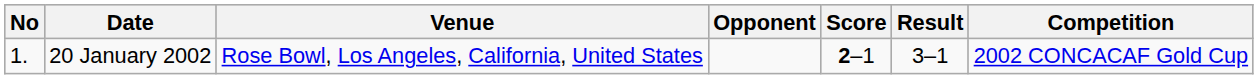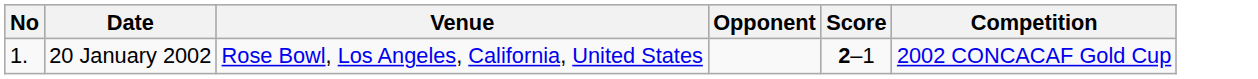- column: (930, 22)
